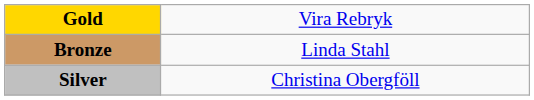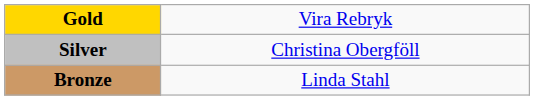rows swapped: (83, 79) <-> (83, 49)
